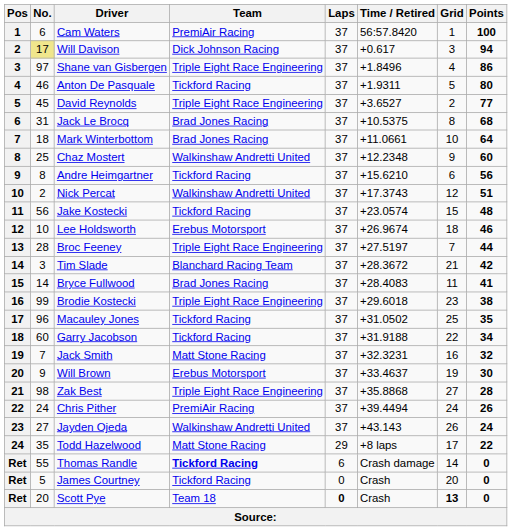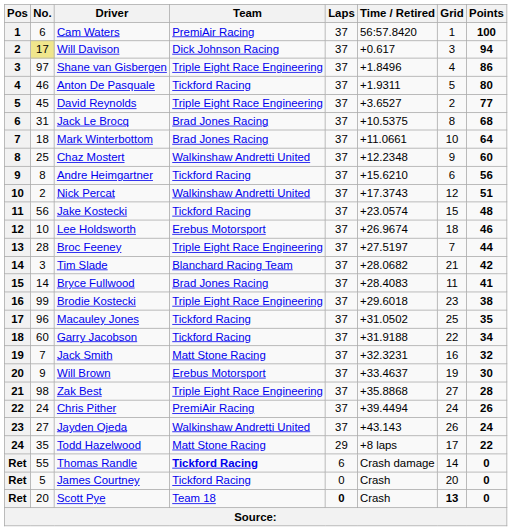(384, 265) +28.3672 -> (384, 265) +28.0682
